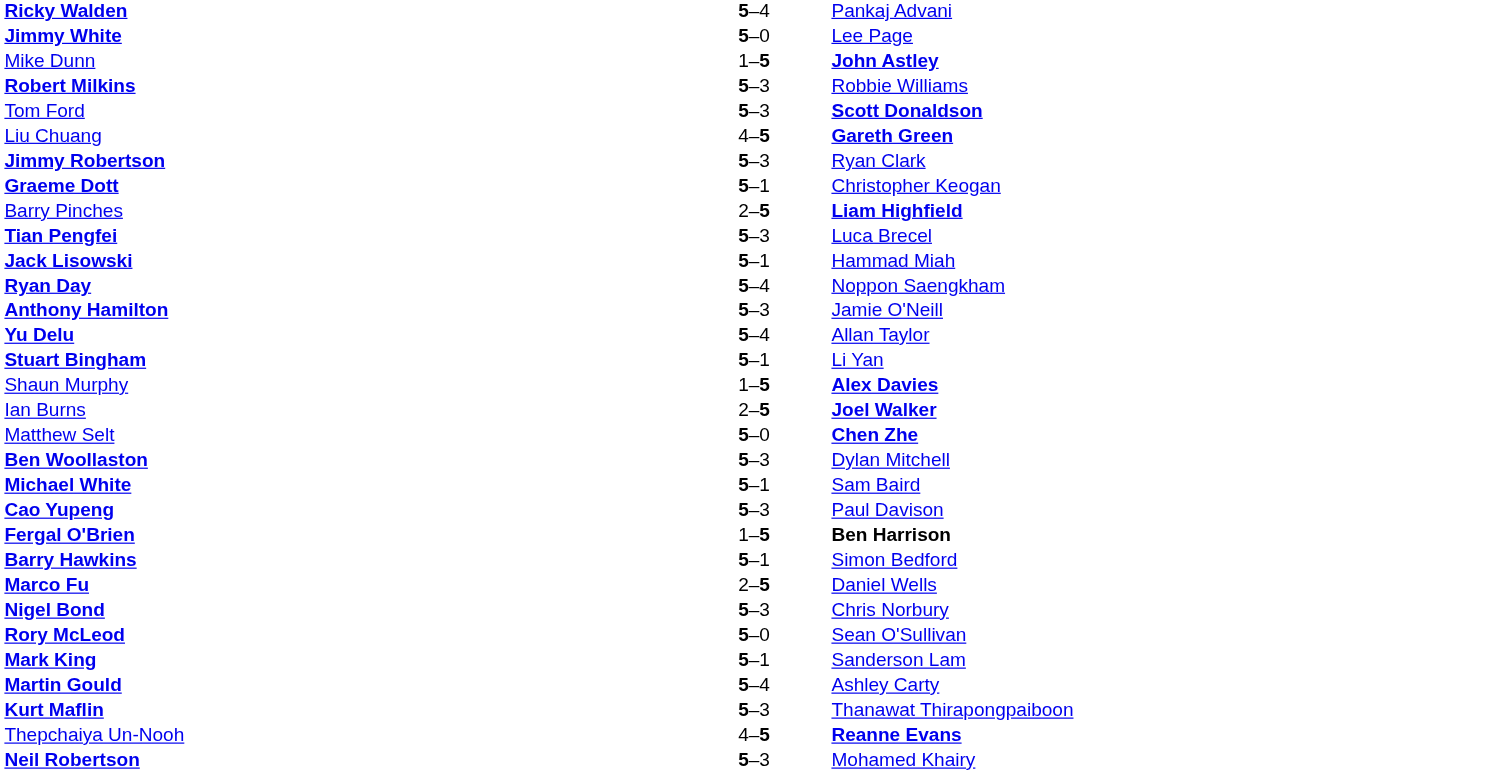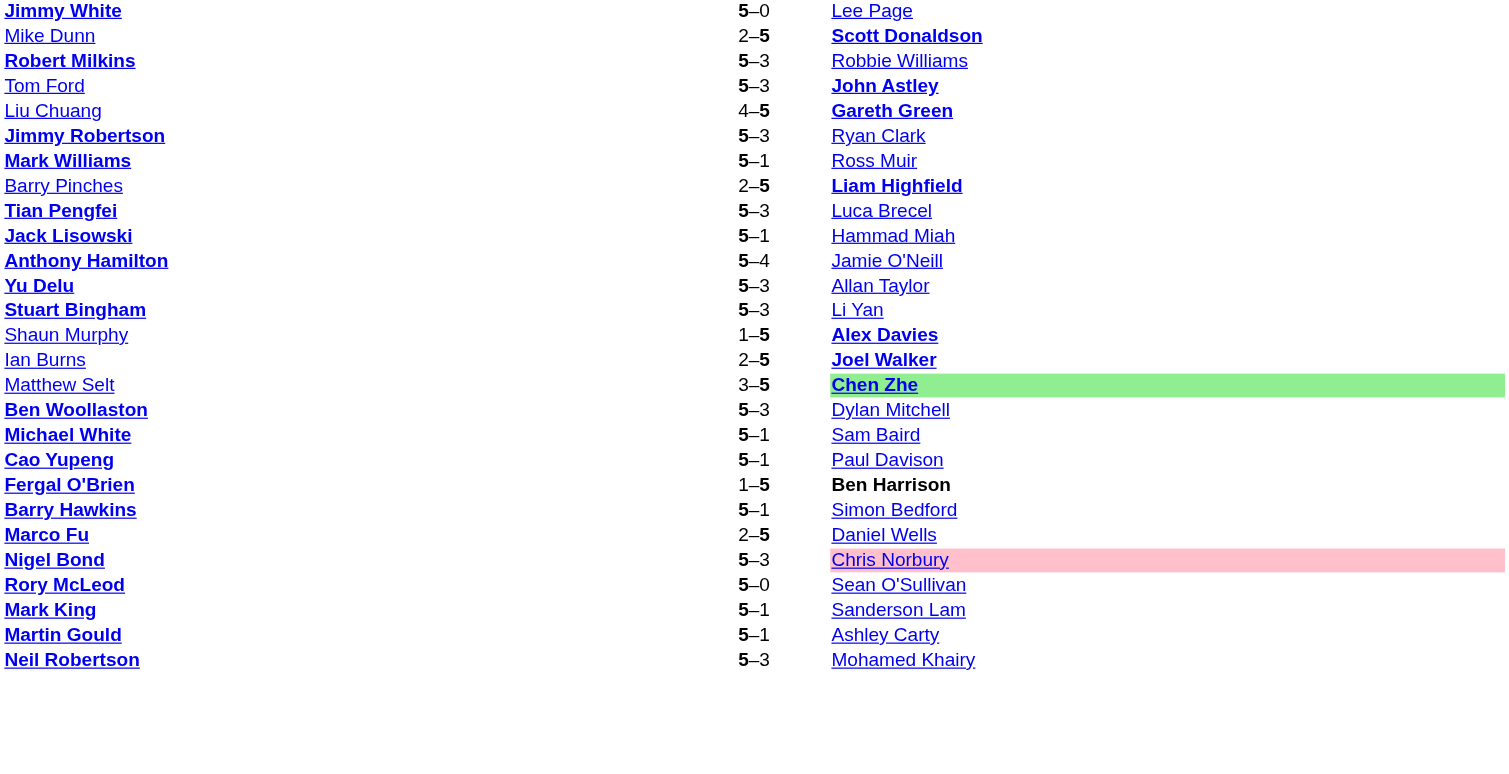- row: (66, 10)
(754, 60) 1–5 -> (754, 35) 2–5
(885, 60) John Astley -> (907, 35) Scott Donaldson
(907, 110) Scott Donaldson -> (885, 85) John Astley
- row: (62, 185)
+ row: (68, 160)
- row: (48, 285)
(754, 310) 5–3 -> (754, 260) 5–4
(754, 335) 5–4 -> (754, 285) 5–3
(754, 360) 5–1 -> (754, 310) 5–3
(754, 435) 5–0 -> (754, 385) 3–5
(875, 435) no background -> (875, 385) lightgreen background
(754, 510) 5–3 -> (754, 460) 5–1
(890, 610) no background -> (890, 560) pink background
(754, 685) 5–4 -> (754, 635) 5–1
- row: (54, 710)
- row: (94, 735)
